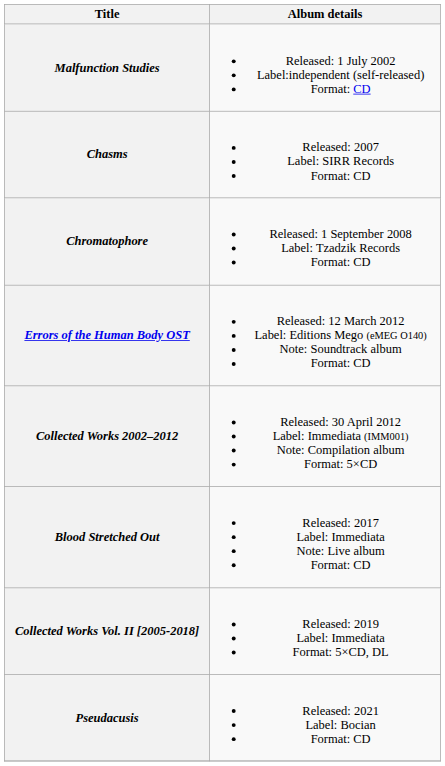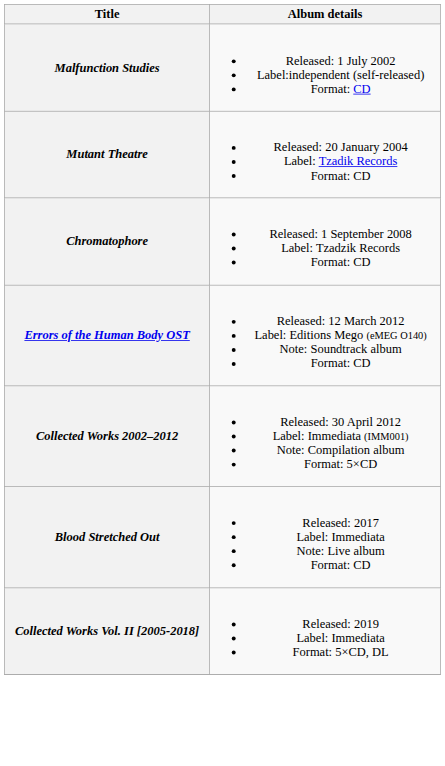+ row: (107, 154)
- row: (107, 154)
- row: (107, 717)
